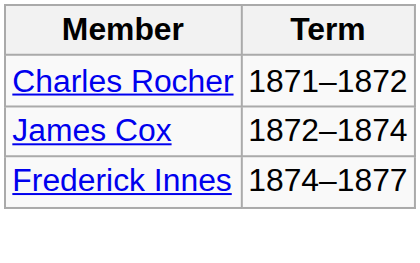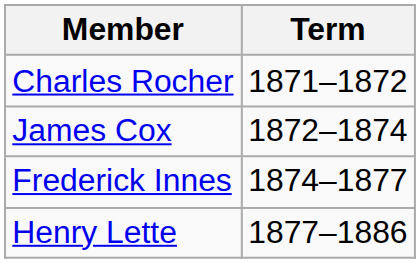+ row: (95, 231)
